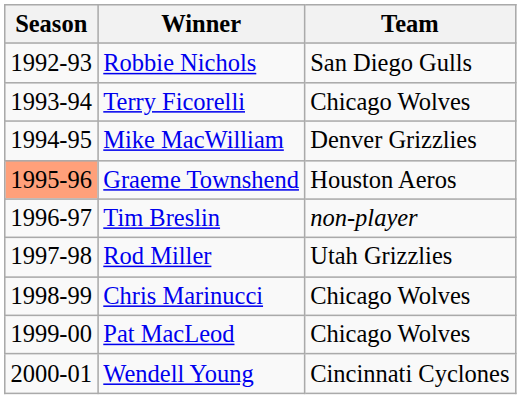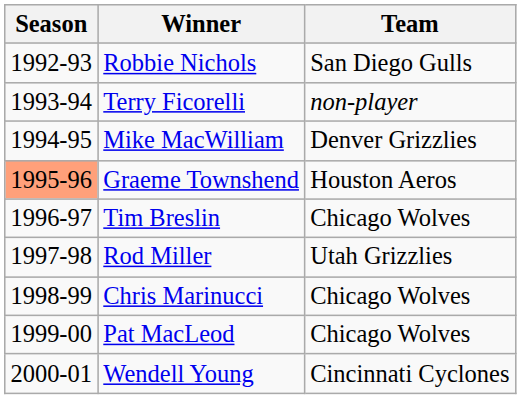(390, 101) Chicago Wolves -> (364, 101) non-player
(364, 218) non-player -> (390, 218) Chicago Wolves
